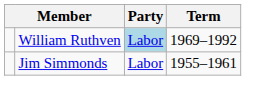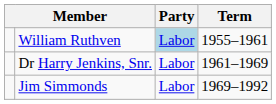(204, 39) 1969–1992 -> (235, 39) 1955–1961
+ row: (85, 63)
(204, 63) 1955–1961 -> (235, 87) 1969–1992
